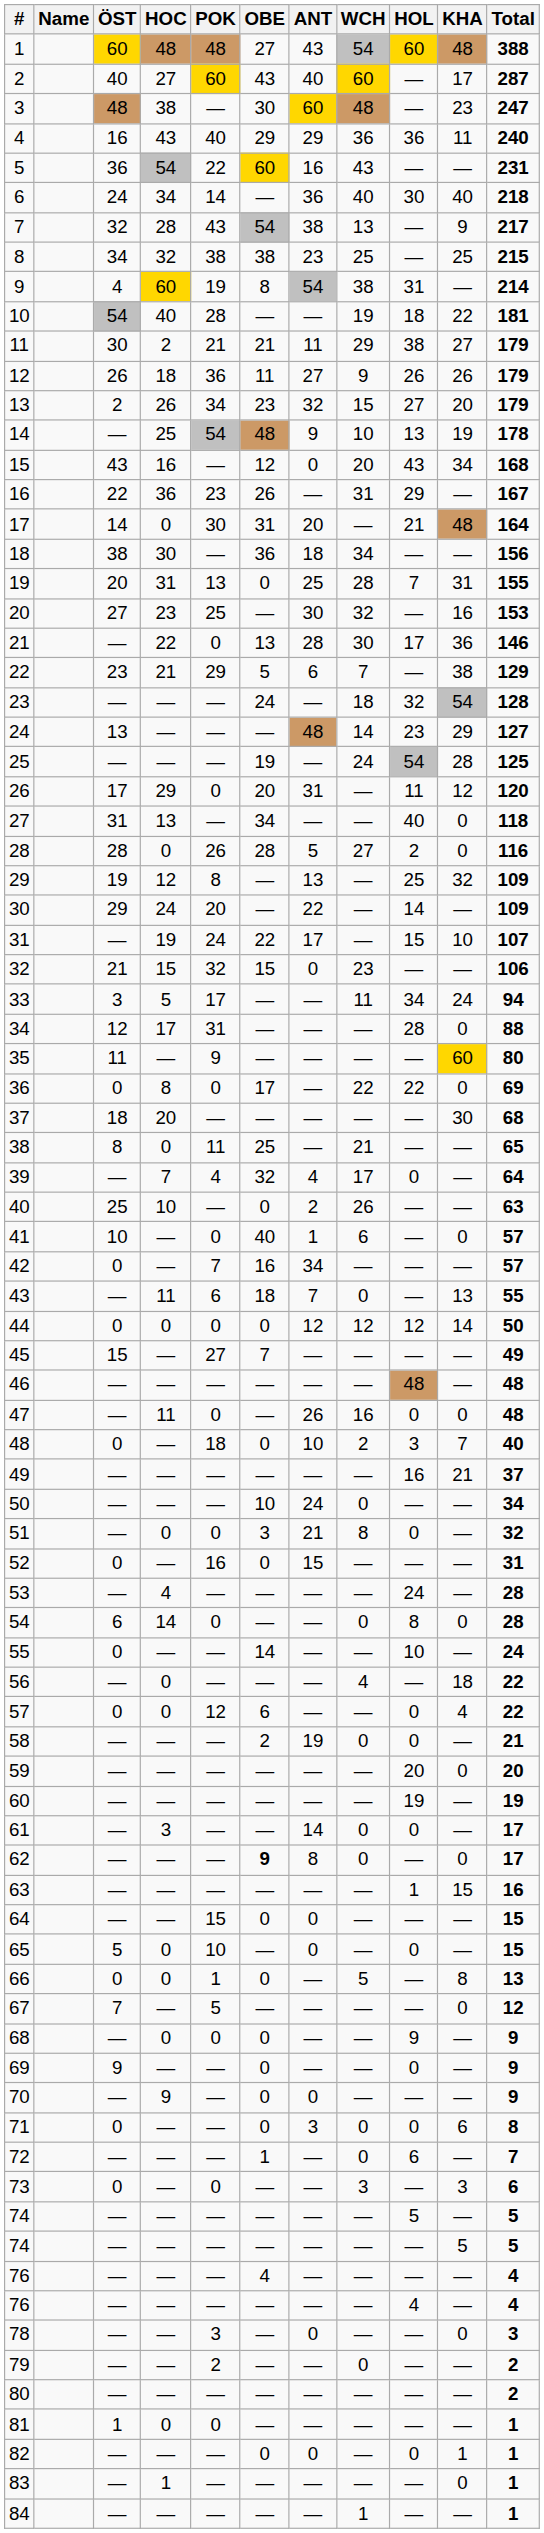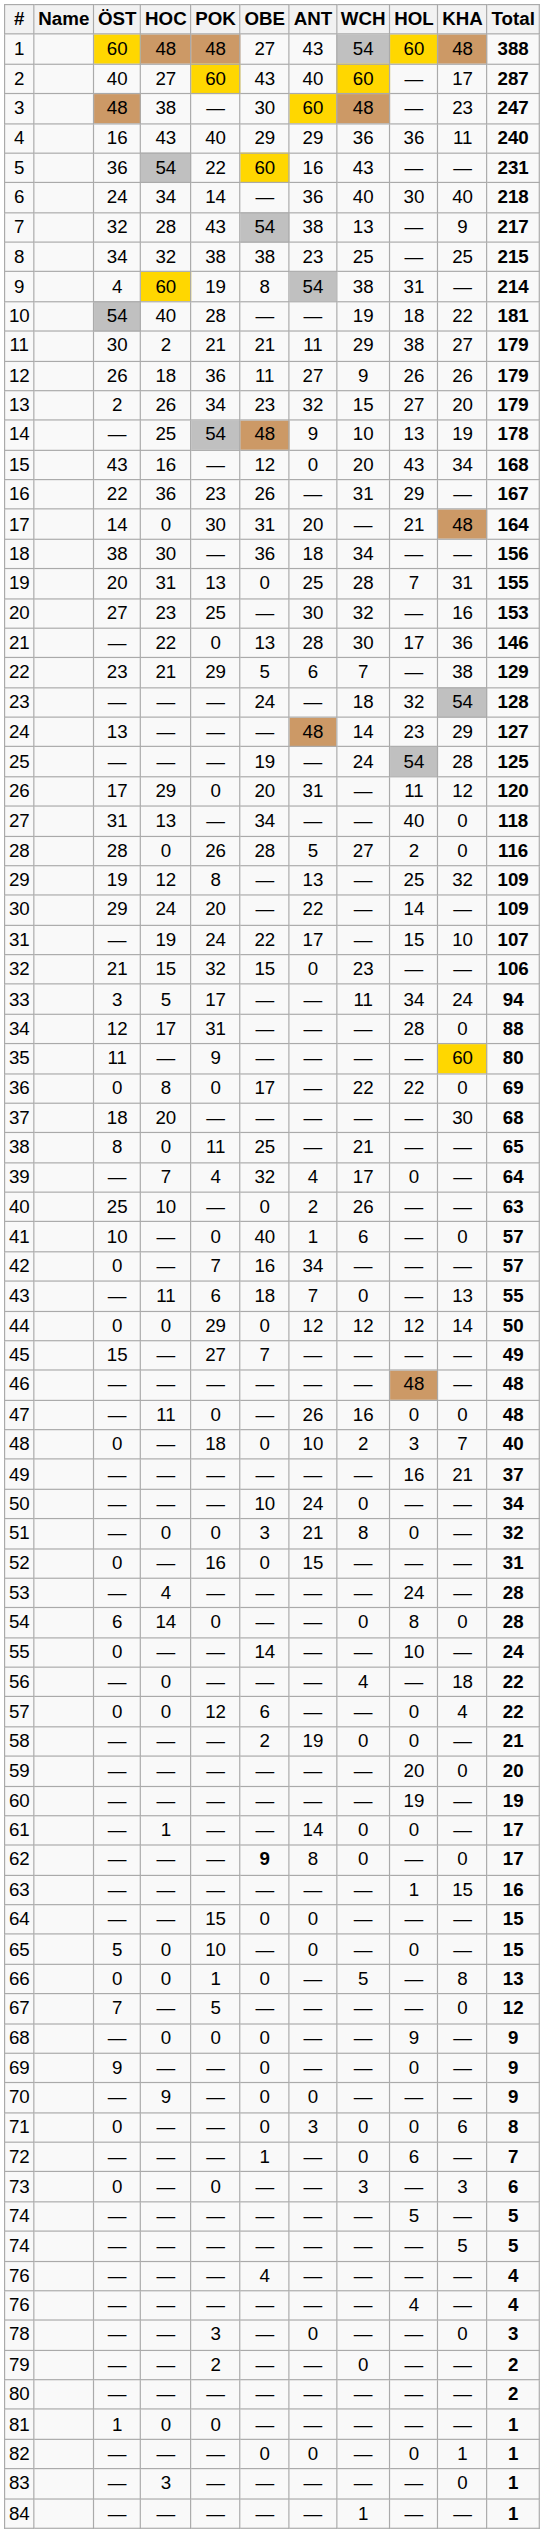(216, 1325) 0 -> (216, 1325) 29
(166, 1830) 3 -> (166, 1830) 1
(166, 2483) 1 -> (166, 2483) 3
